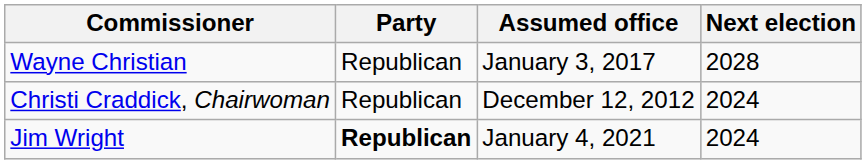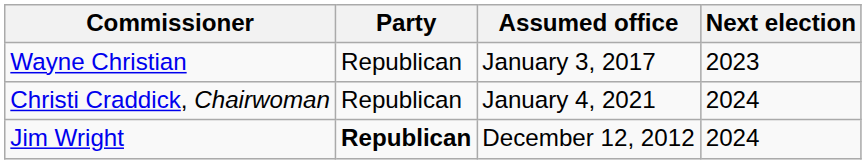(733, 61) 2028 -> (733, 61) 2023
(588, 100) December 12, 2012 -> (569, 100) January 4, 2021
(569, 138) January 4, 2021 -> (588, 138) December 12, 2012
